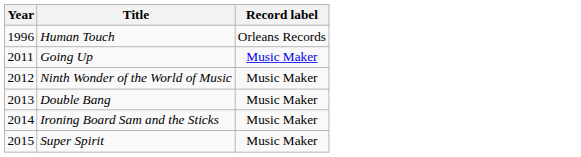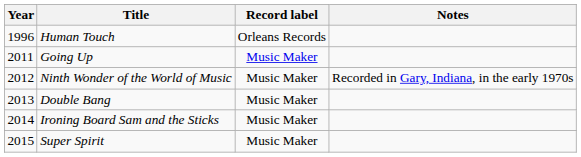+ column: (453, 15)
